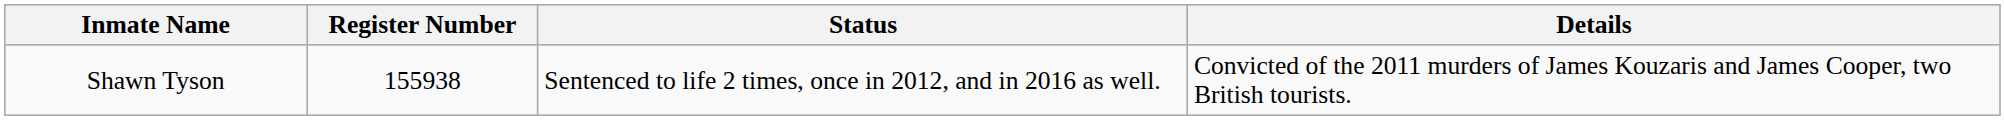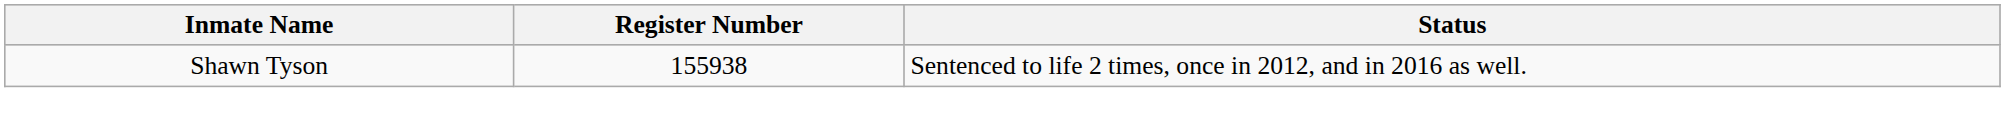- column: (1594, 24)
